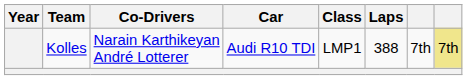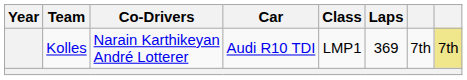(386, 48) 388 -> (386, 48) 369
